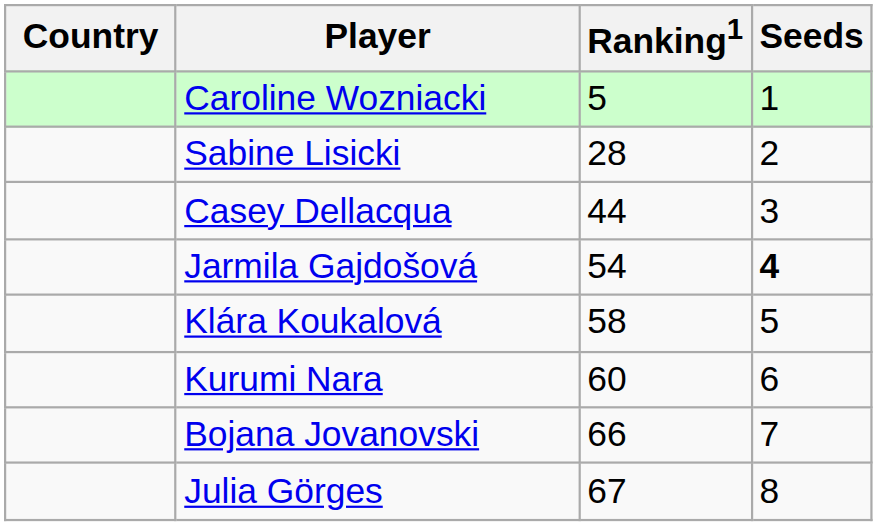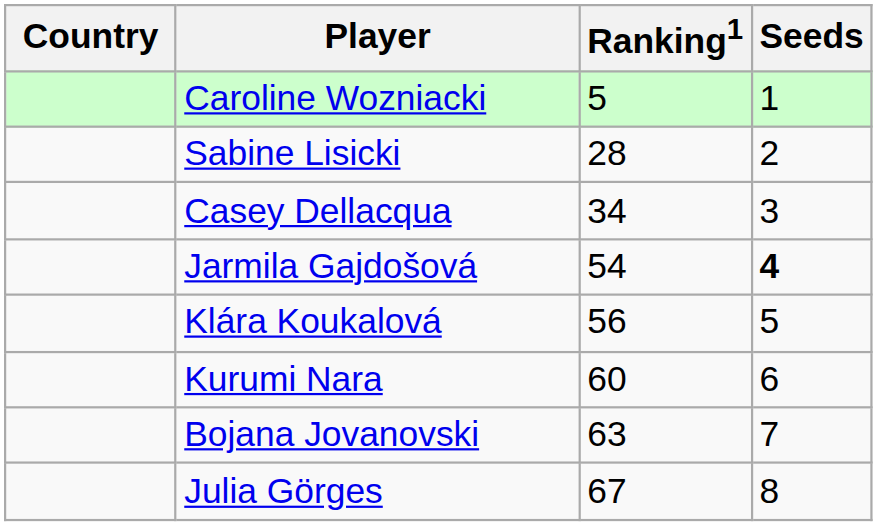(607, 210) 44 -> (607, 210) 34
(607, 322) 58 -> (607, 322) 56
(607, 434) 66 -> (607, 434) 63
